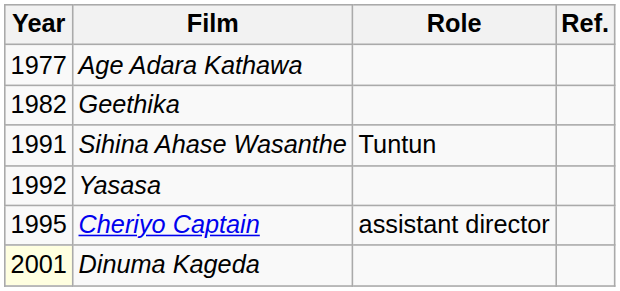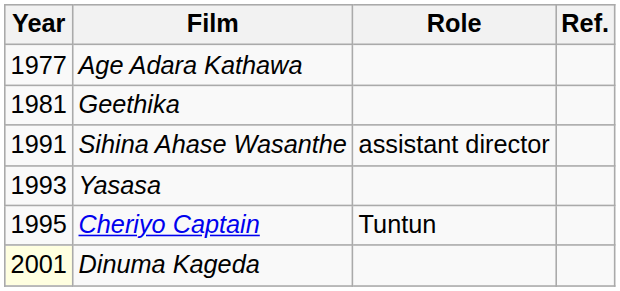(39, 104) 1982 -> (39, 104) 1981
(397, 144) Tuntun -> (454, 144) assistant director
(39, 184) 1992 -> (39, 184) 1993
(454, 225) assistant director -> (397, 225) Tuntun
